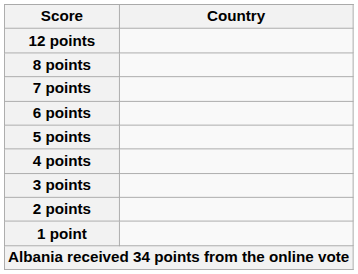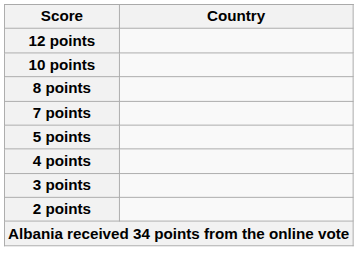+ row: (62, 64)
- row: (62, 112)
- row: (62, 233)
